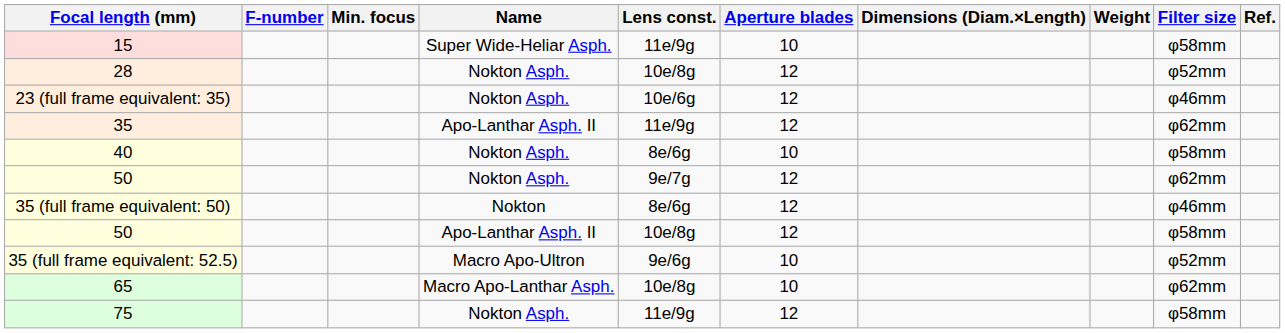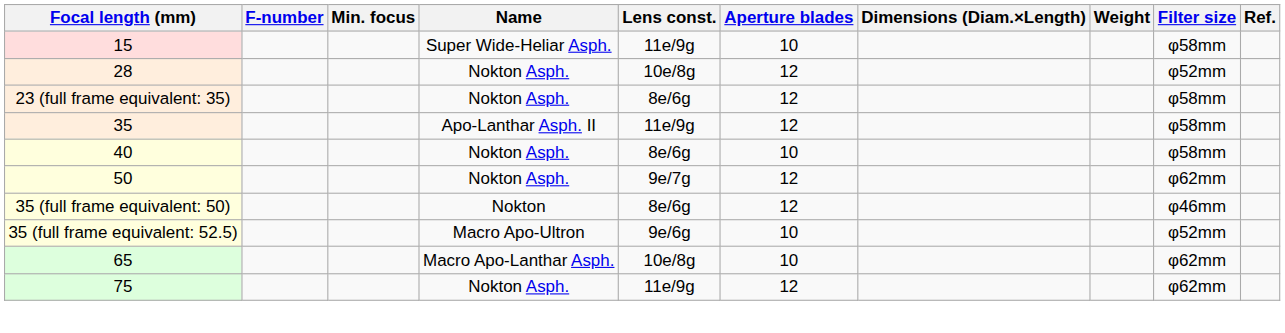(669, 98) 10e/6g -> (669, 98) 8e/6g
(1197, 98) φ46mm -> (1197, 98) φ58mm
(1197, 125) φ62mm -> (1197, 125) φ58mm
- row: (123, 233)
(1197, 313) φ58mm -> (1197, 286) φ62mm
